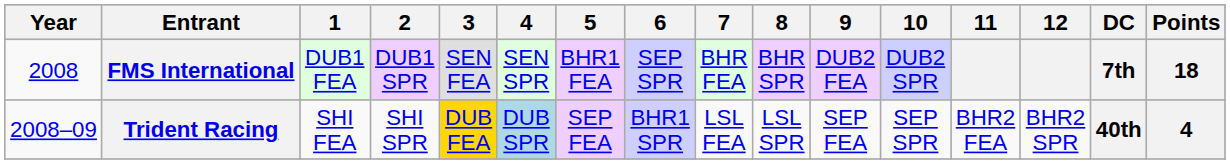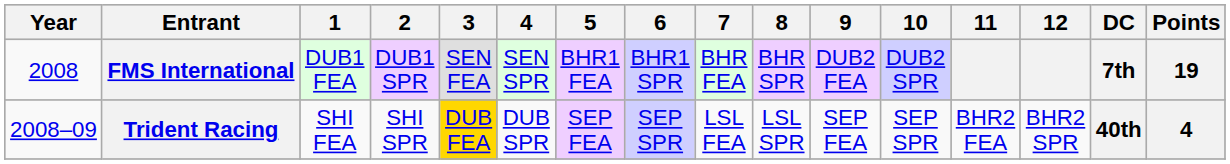(660, 69) SEP SPR -> (660, 69) BHR1 SPR
(1186, 69) 18 -> (1186, 69) 19
(526, 129) lightblue background -> (526, 129) no background
(660, 129) BHR1 SPR -> (660, 129) SEP SPR
